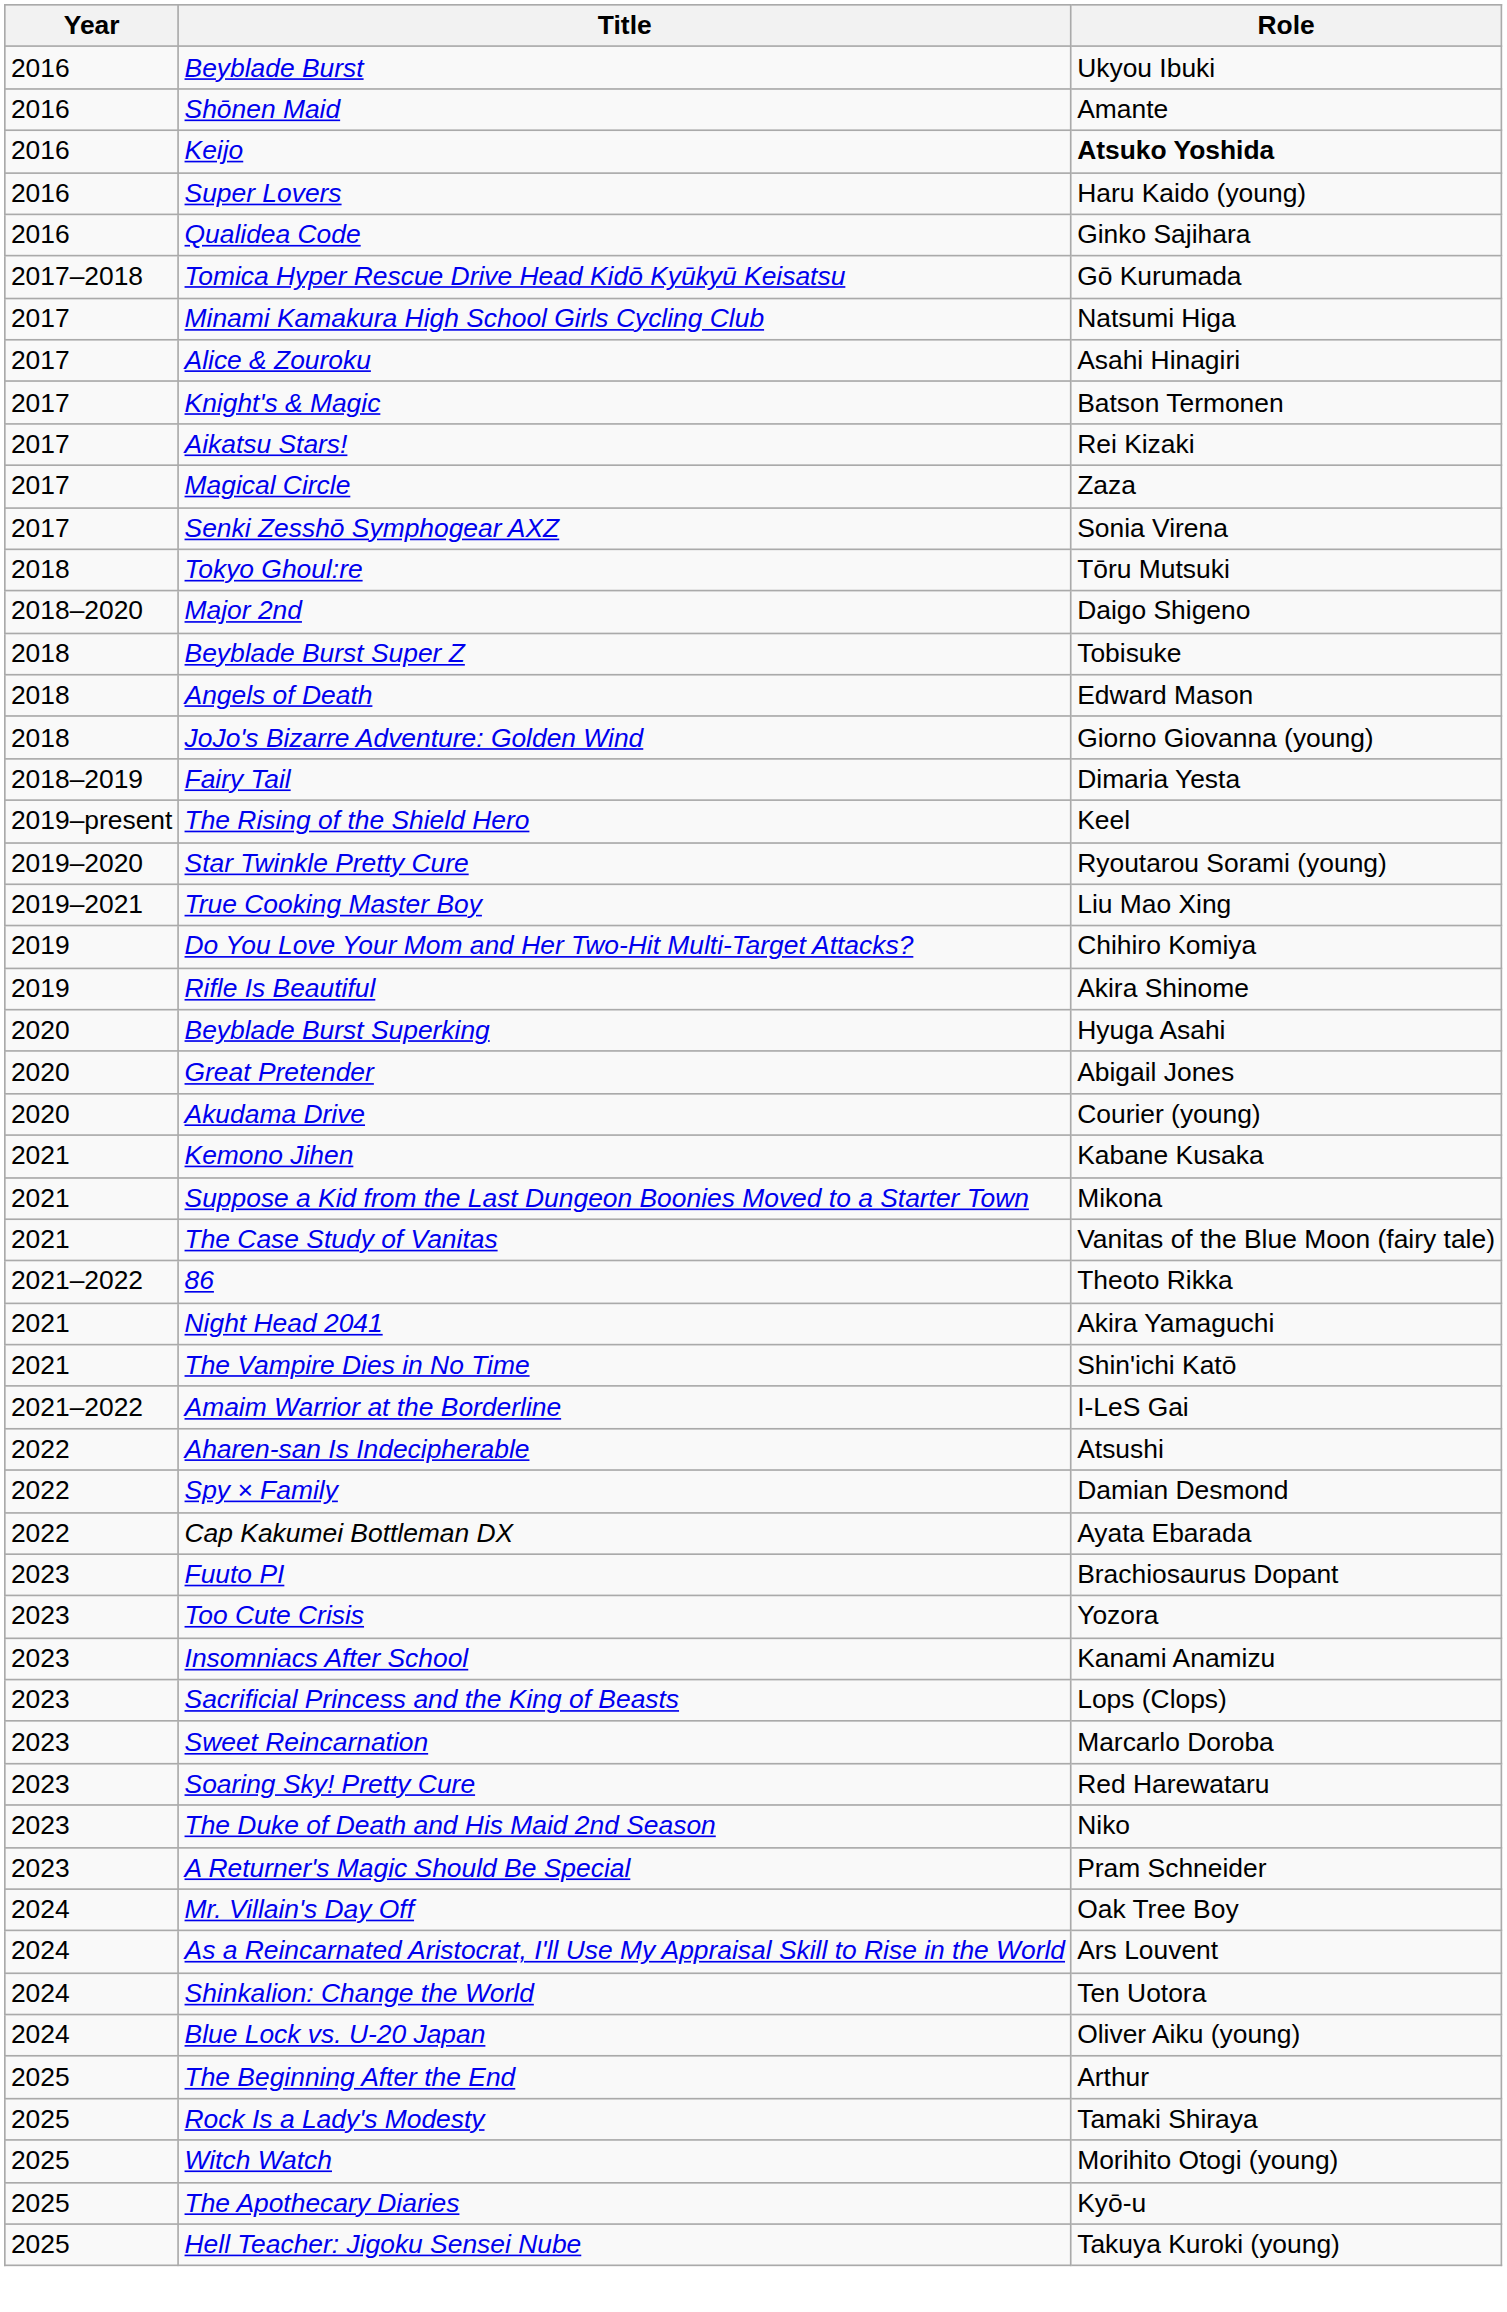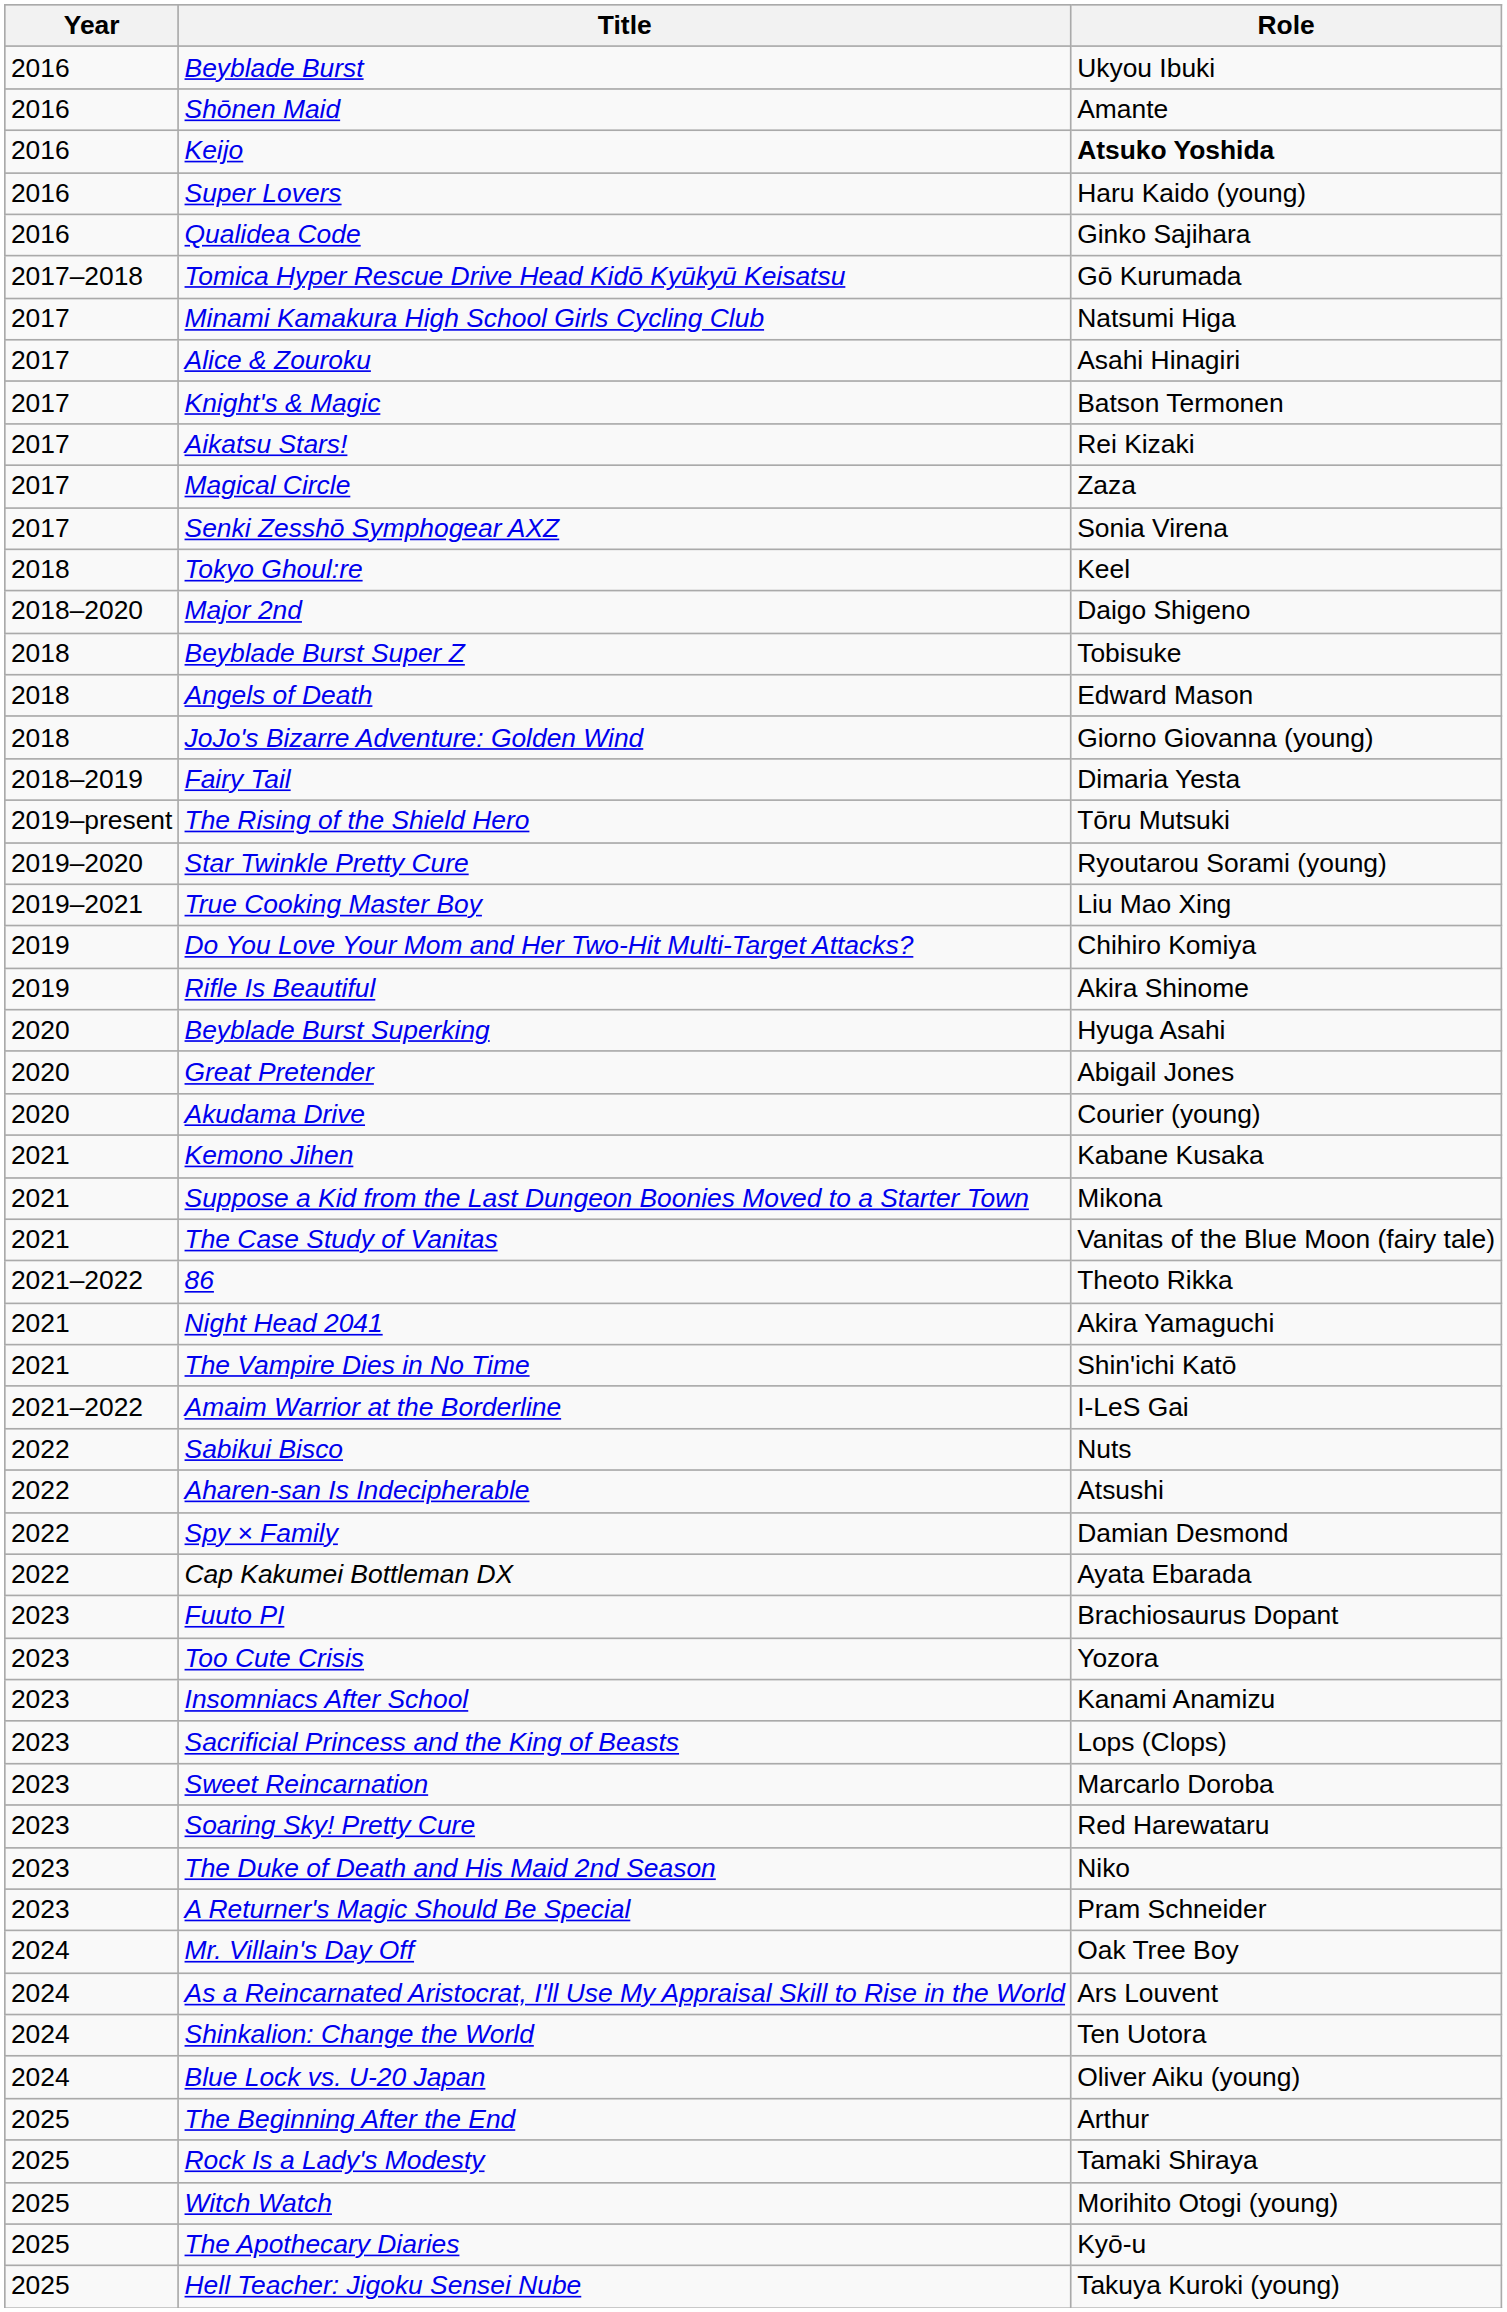(1153, 569) Tōru Mutsuki -> (1104, 569) Keel
(1104, 820) Keel -> (1153, 820) Tōru Mutsuki
+ row: (264, 1448)
